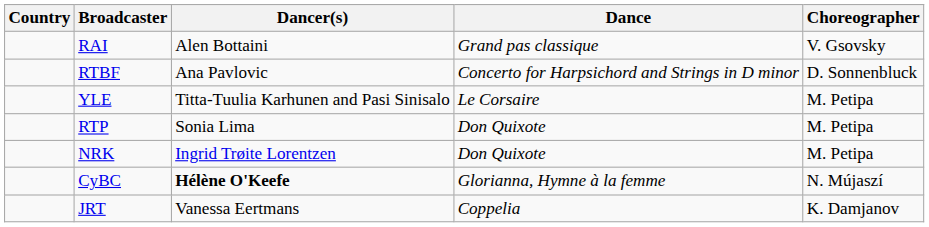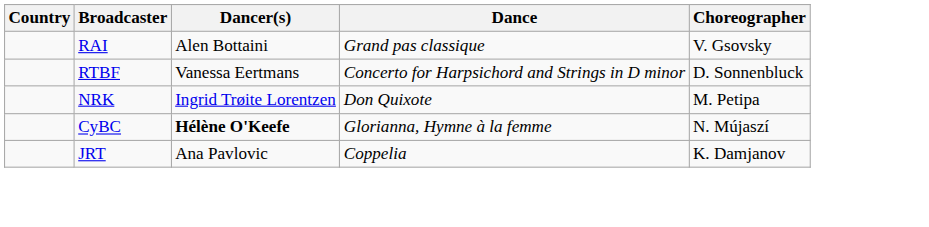(222, 72) Ana Pavlovic -> (237, 72) Vanessa Eertmans
- row: (95, 99)
- row: (93, 126)
(237, 208) Vanessa Eertmans -> (222, 153) Ana Pavlovic
